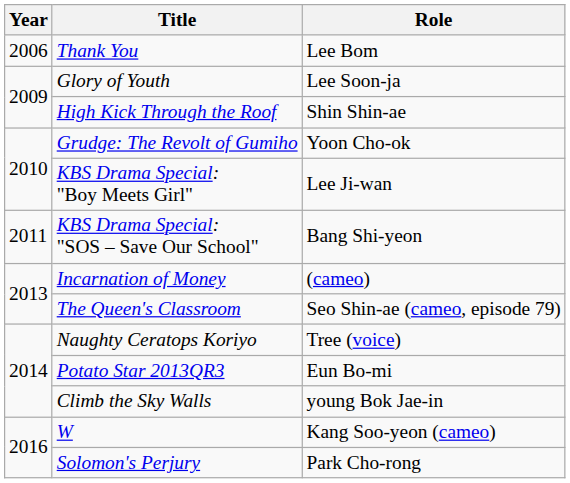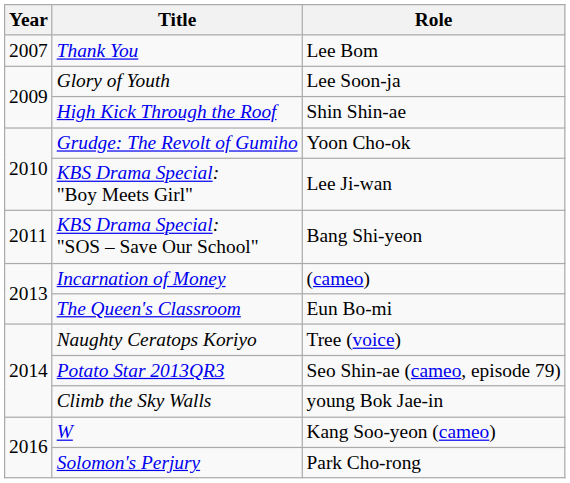(28, 50) 2006 -> (28, 50) 2007
(434, 309) Seo Shin-ae (cameo, episode 79) -> (349, 309) Eun Bo-mi
(349, 370) Eun Bo-mi -> (434, 370) Seo Shin-ae (cameo, episode 79)
